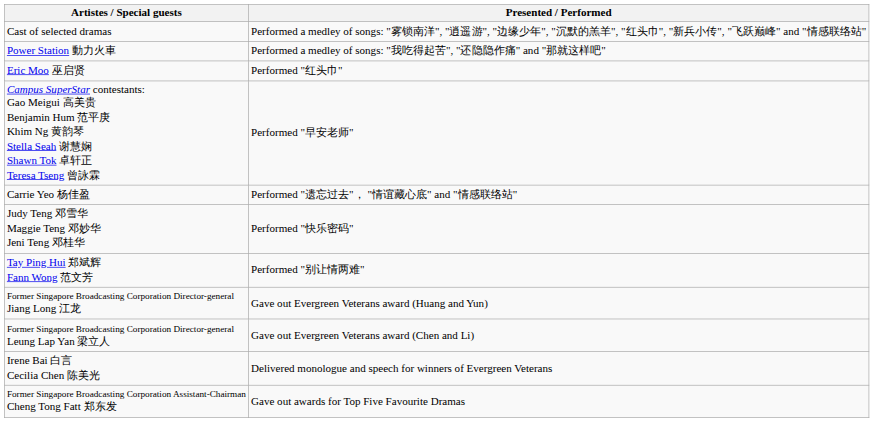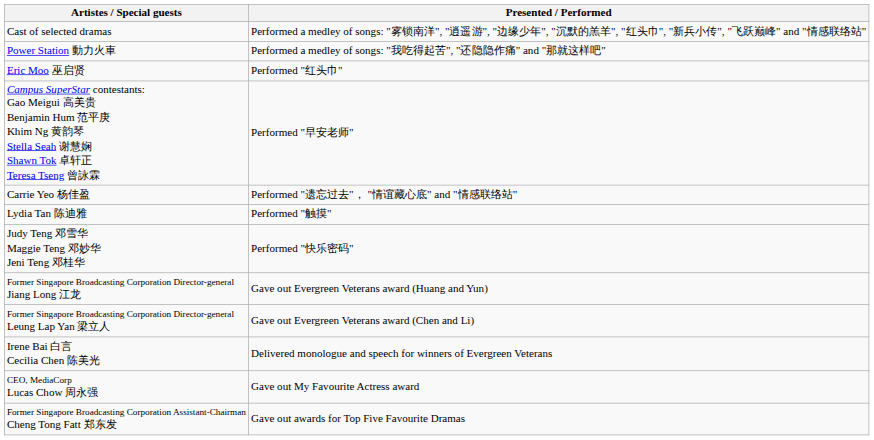+ row: (47, 214)
- row: (54, 270)
+ row: (53, 386)
